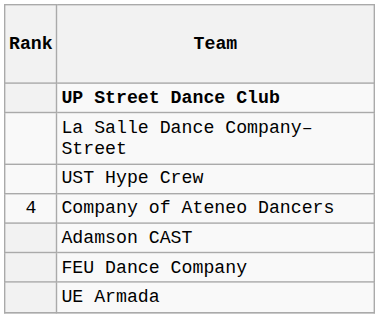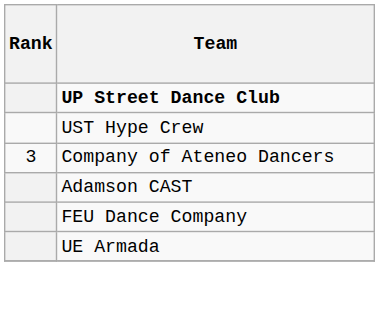- row: (187, 138)
(31, 208) 4 -> (31, 158) 3
